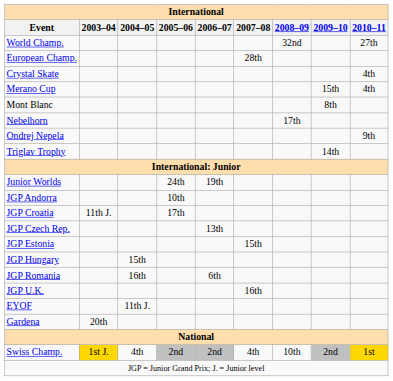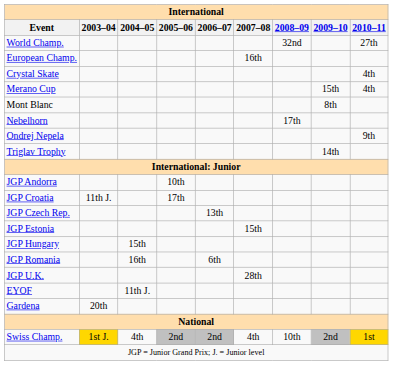(253, 58) 28th -> (253, 58) 16th
- row: (34, 182)
(253, 290) 16th -> (253, 275) 28th
